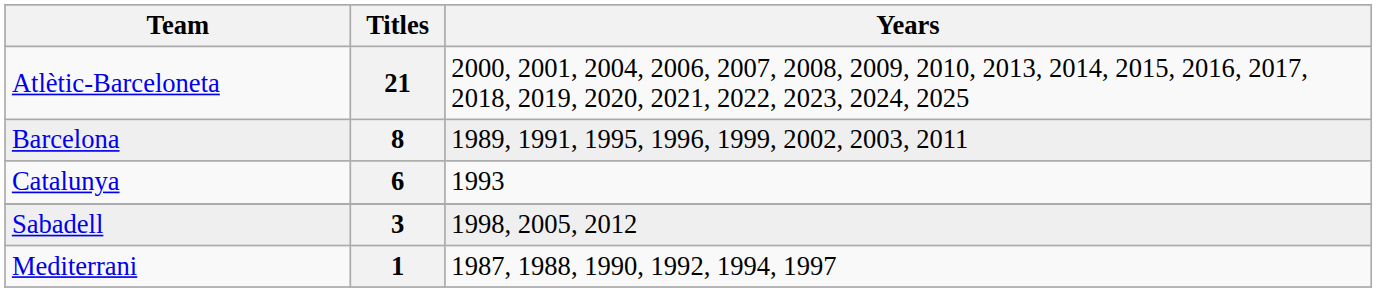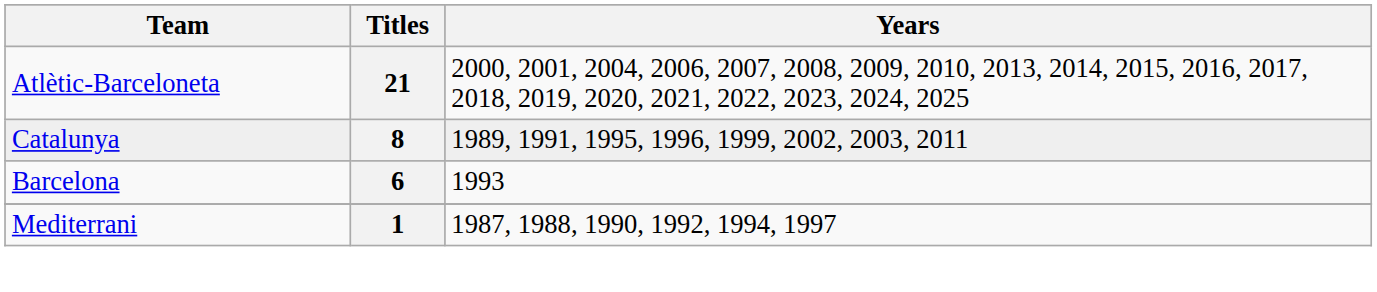(66, 139) Barcelona -> (66, 139) Catalunya
(66, 181) Catalunya -> (66, 181) Barcelona
- row: (398, 223)
